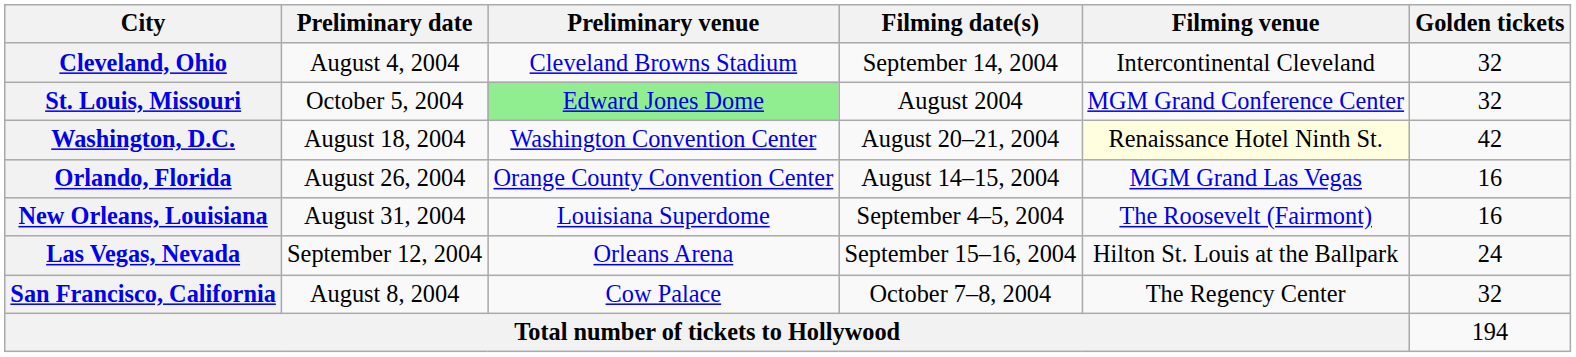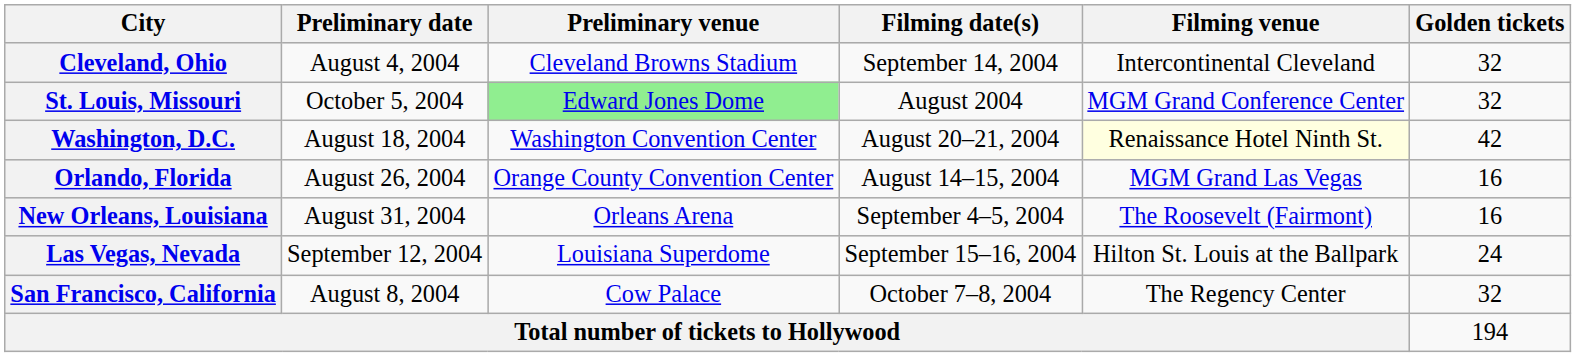(663, 216) Louisiana Superdome -> (663, 216) Orleans Arena
(663, 255) Orleans Arena -> (663, 255) Louisiana Superdome
